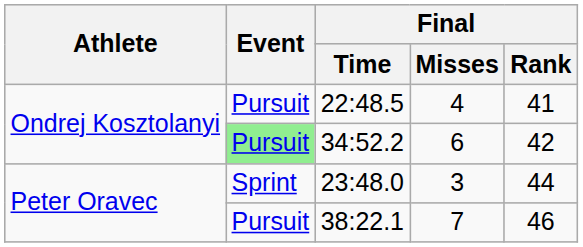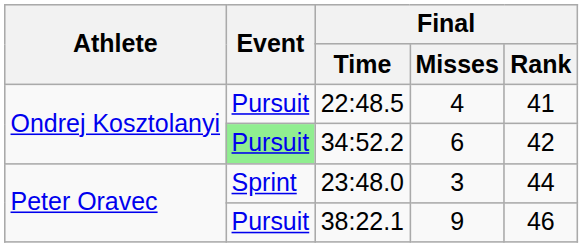(457, 222) 7 -> (457, 222) 9
